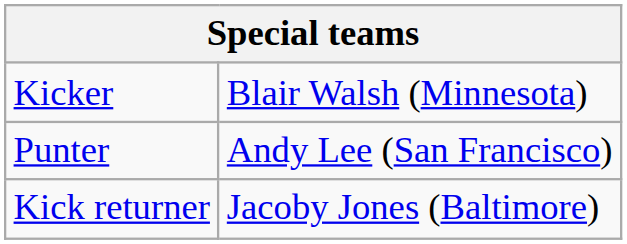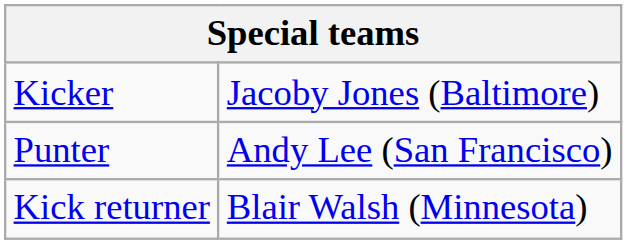(407, 91) Blair Walsh (Minnesota) -> (413, 91) Jacoby Jones (Baltimore)
(413, 207) Jacoby Jones (Baltimore) -> (407, 207) Blair Walsh (Minnesota)
